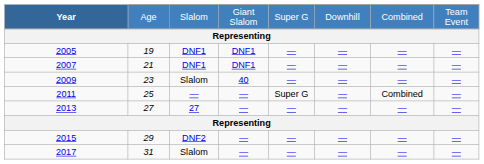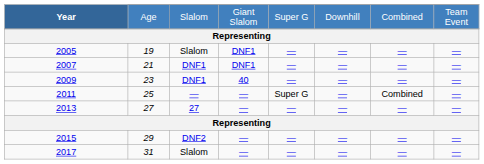(194, 51) DNF1 -> (194, 51) Slalom
(194, 80) Slalom -> (194, 80) DNF1
